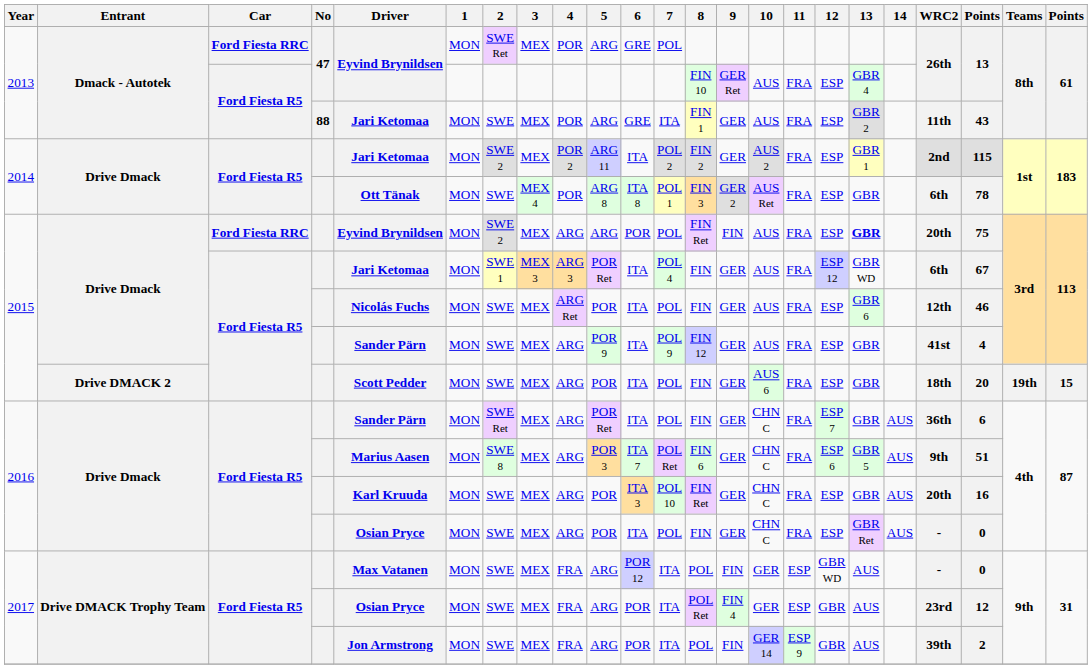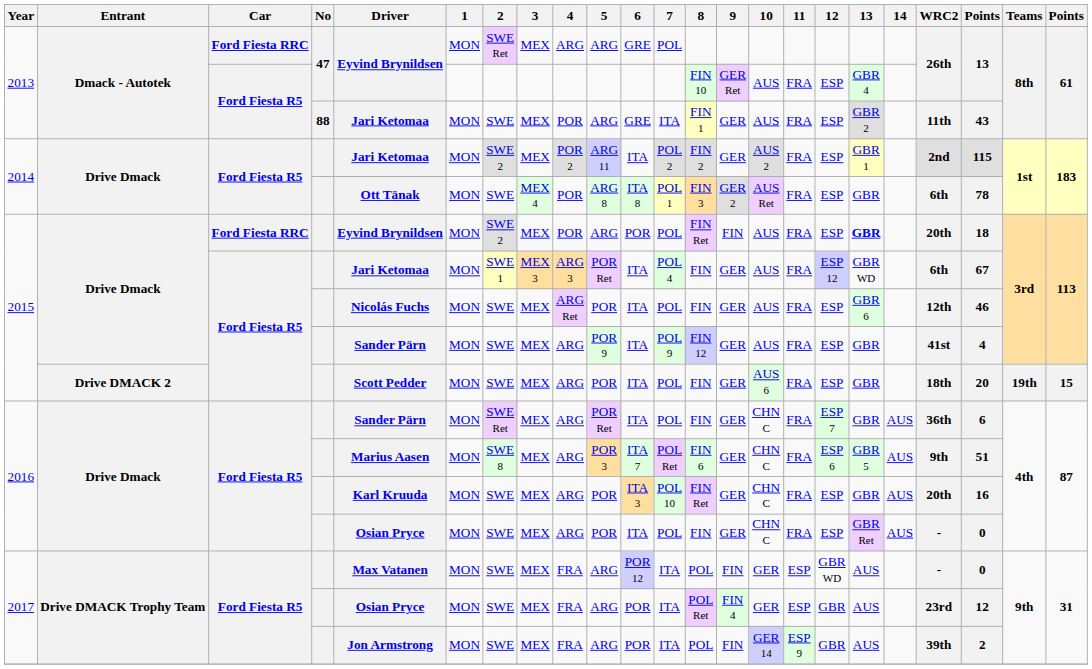(570, 45) POR -> (570, 45) ARG
(570, 232) ARG -> (570, 232) POR
(982, 232) 75 -> (982, 232) 18
